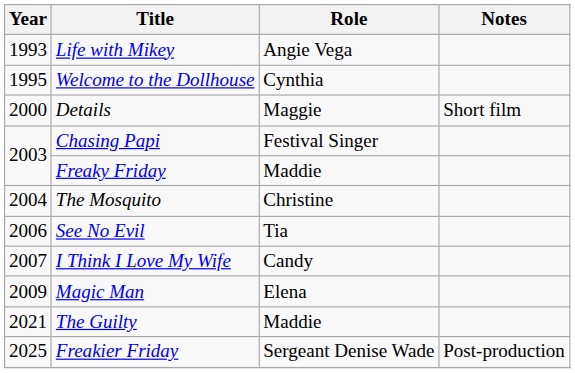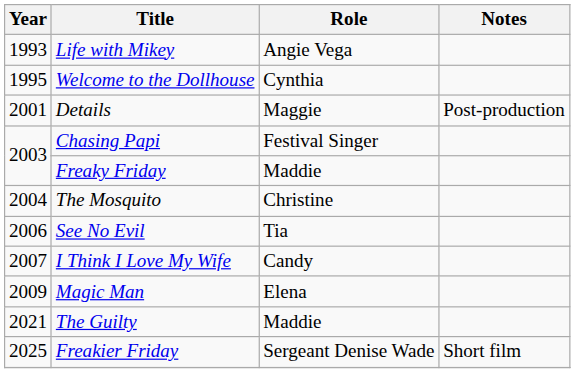(28, 110) 2000 -> (28, 110) 2001
(482, 110) Short film -> (504, 110) Post-production
(504, 351) Post-production -> (482, 351) Short film
